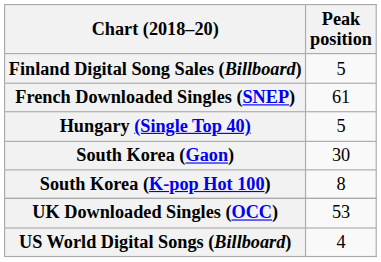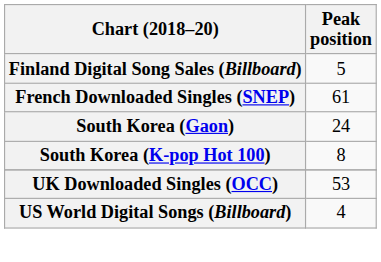- row: (155, 126)
(341, 155) 30 -> (341, 126) 24
